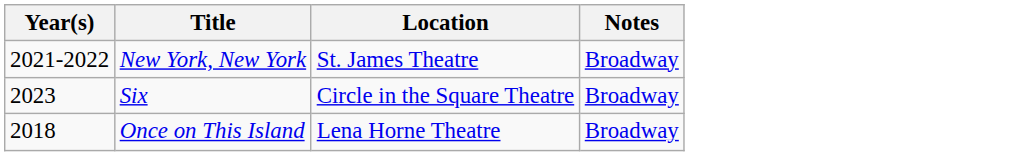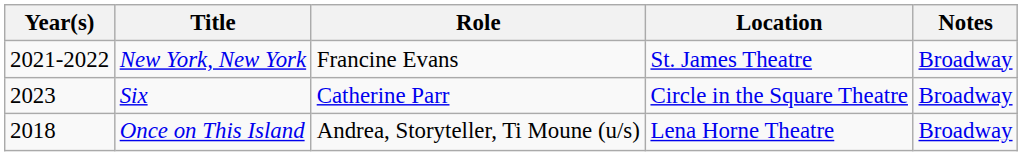+ column: (478, 22)
